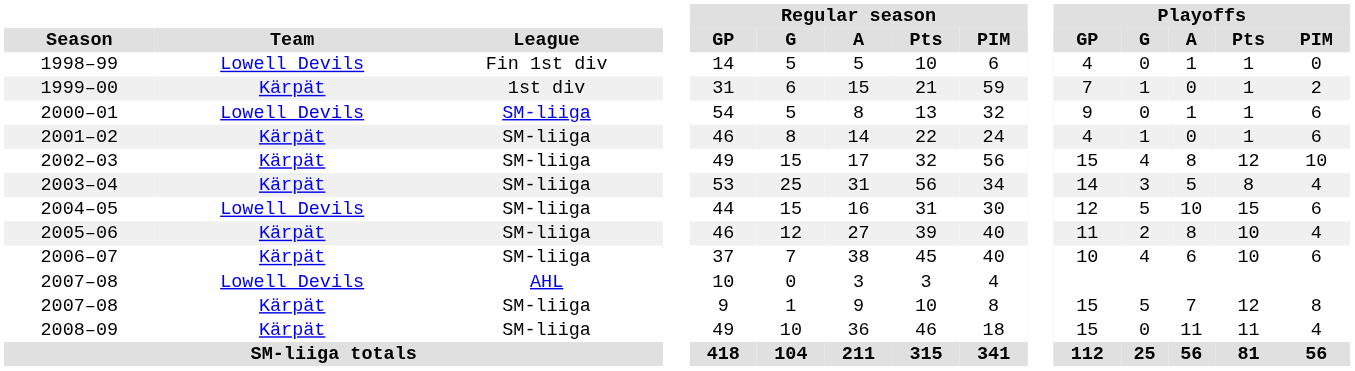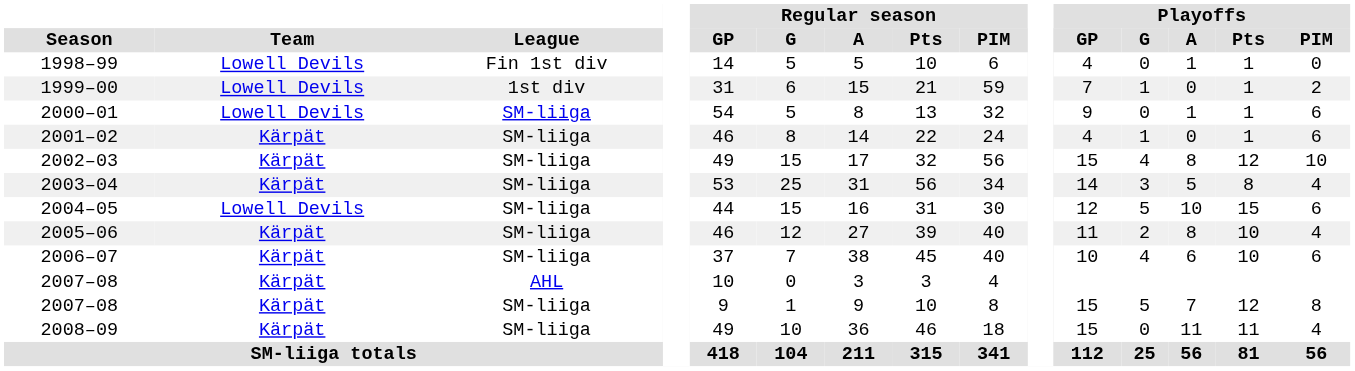(292, 88) Kärpät -> (292, 88) Lowell Devils
(292, 282) Lowell Devils -> (292, 282) Kärpät
